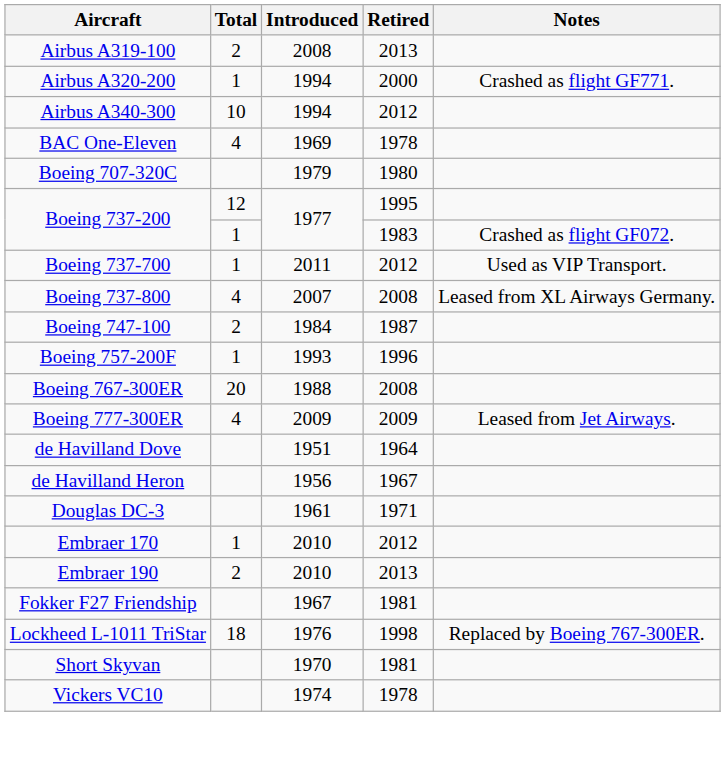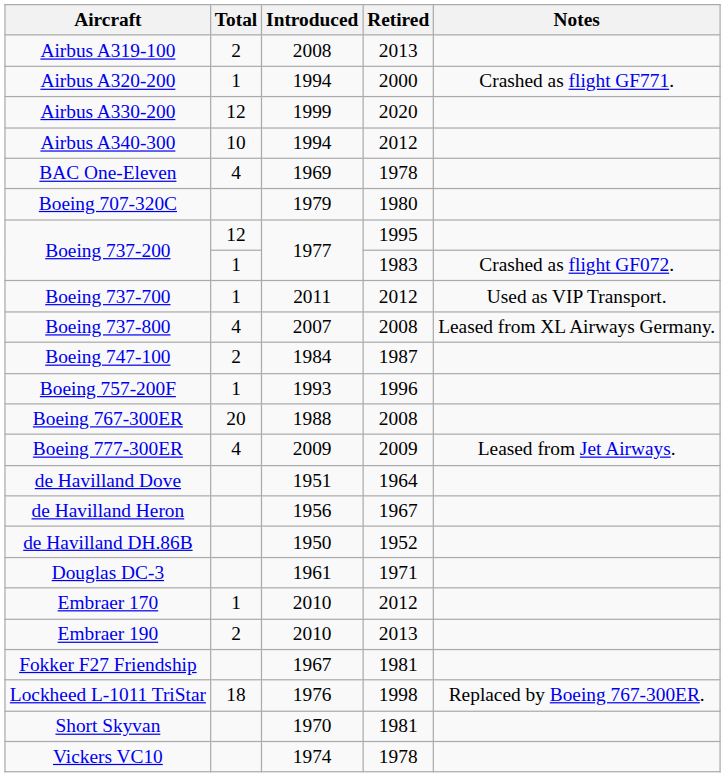+ row: (108, 111)
+ row: (108, 541)
